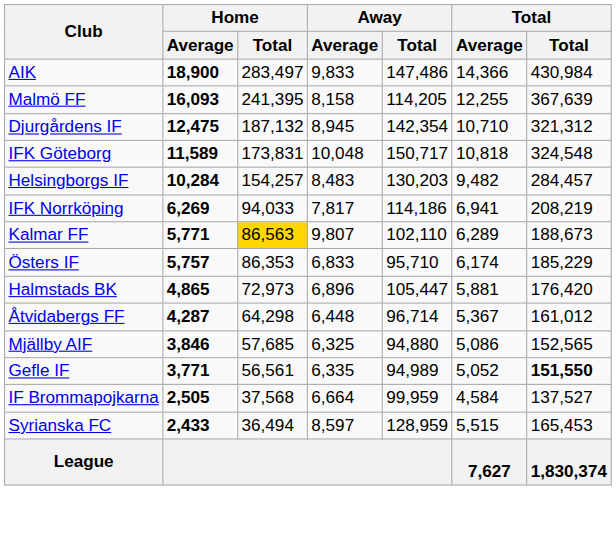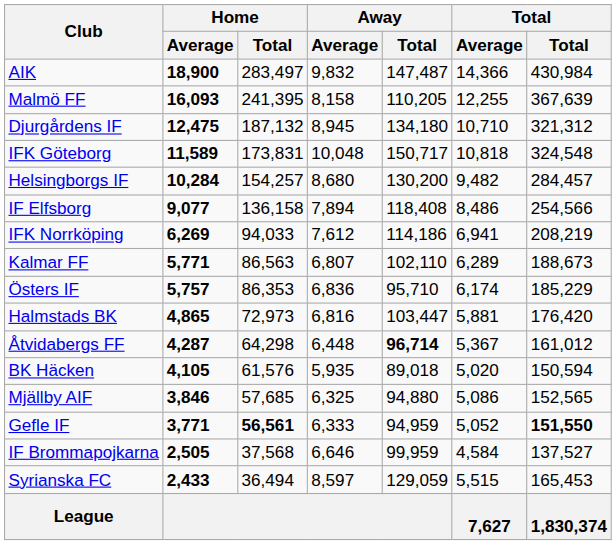(333, 72) 9,833 -> (333, 72) 9,832
(417, 72) 147,486 -> (417, 72) 147,487
(416, 99) 114,205 -> (416, 99) 110,205
(417, 126) 142,354 -> (417, 126) 134,180
(333, 180) 8,483 -> (333, 180) 8,680
(417, 180) 130,203 -> (417, 180) 130,200
+ row: (50, 208)
(333, 208) 7,817 -> (333, 235) 7,612
(268, 235) gold background -> (268, 262) no background
(333, 235) 9,807 -> (333, 262) 6,807
(333, 262) 6,833 -> (333, 289) 6,836
(333, 289) 6,896 -> (333, 316) 6,816
(417, 289) 105,447 -> (417, 316) 103,447
(412, 316) normal -> (412, 343) bold
+ row: (51, 371)
(268, 371) normal -> (268, 425) bold
(333, 371) 6,335 -> (333, 425) 6,333
(412, 371) 94,989 -> (412, 425) 94,959
(333, 398) 6,664 -> (333, 452) 6,646
(417, 425) 128,959 -> (417, 479) 129,059
